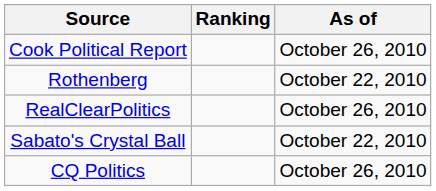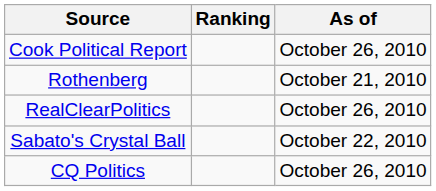(353, 79) October 22, 2010 -> (353, 79) October 21, 2010
